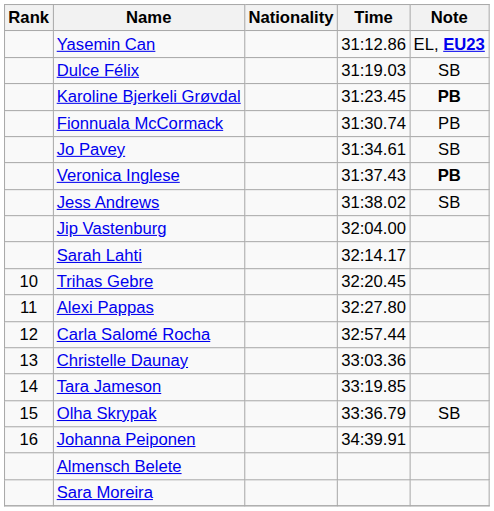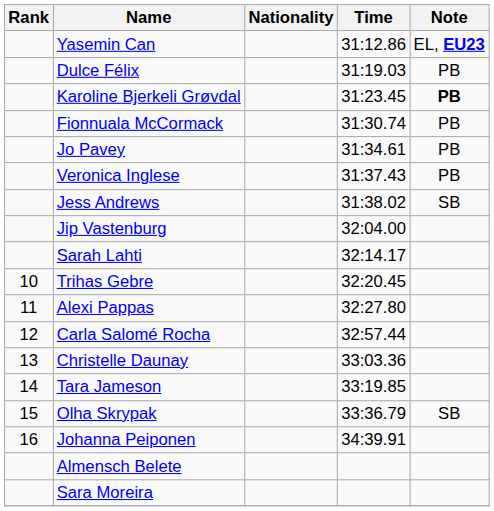(449, 70) SB -> (449, 70) PB
(449, 149) SB -> (449, 149) PB
(449, 176) bold -> (449, 176) normal
